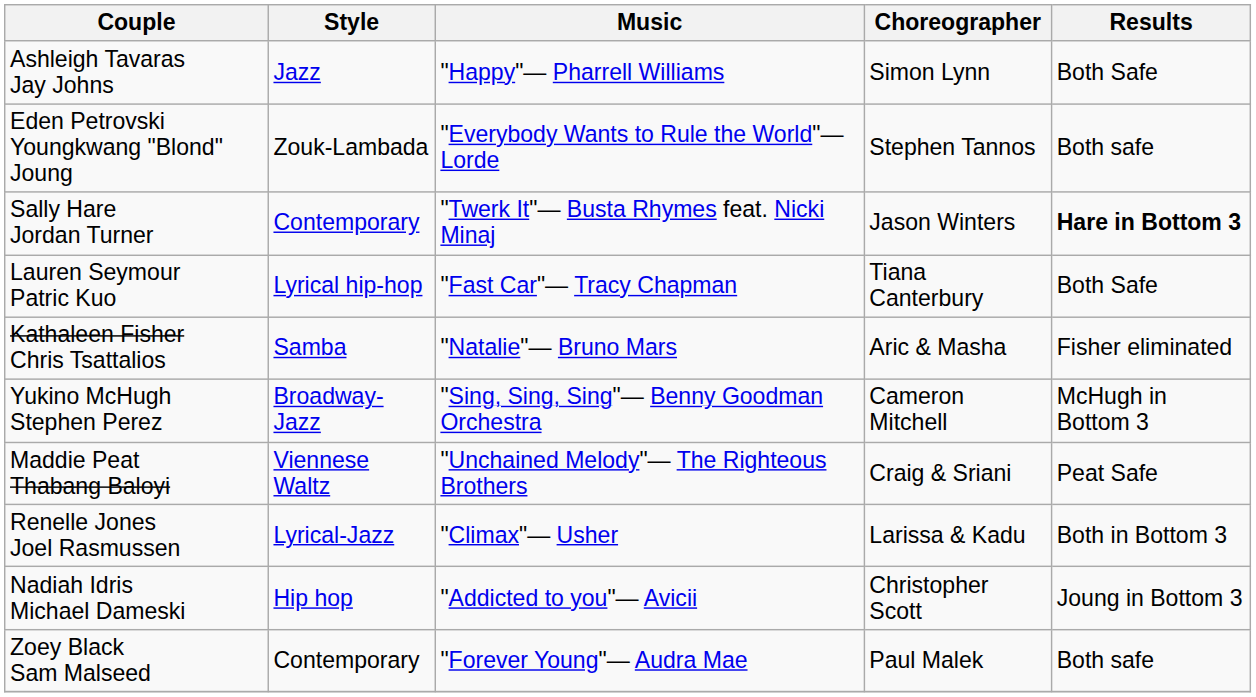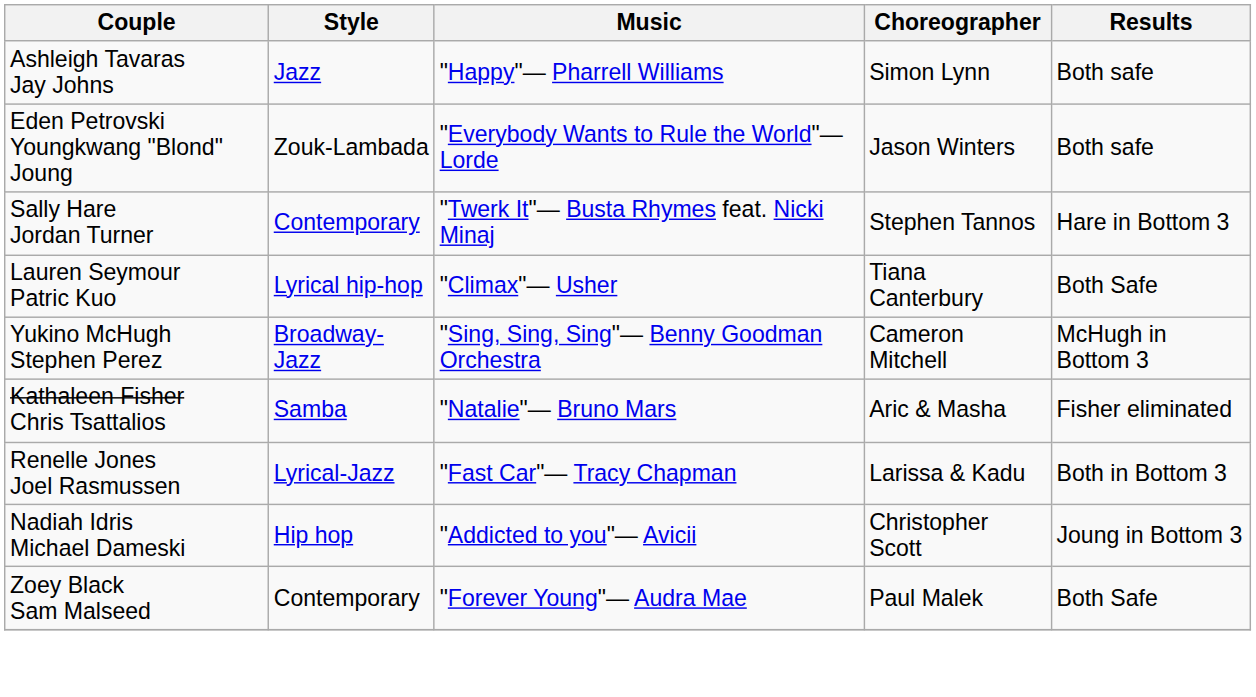(1107, 72) Both Safe -> (1105, 72) Both safe
(952, 147) Stephen Tannos -> (942, 147) Jason Winters
(942, 223) Jason Winters -> (952, 223) Stephen Tannos
(1149, 223) bold -> (1143, 223) normal
(589, 285) "Fast Car"— Tracy Chapman -> (529, 285) "Climax"— Usher
rows swapped: (97, 348) <-> (91, 410)
- row: (90, 472)
(529, 535) "Climax"— Usher -> (588, 472) "Fast Car"— Tracy Chapman
(1105, 660) Both safe -> (1107, 597) Both Safe
